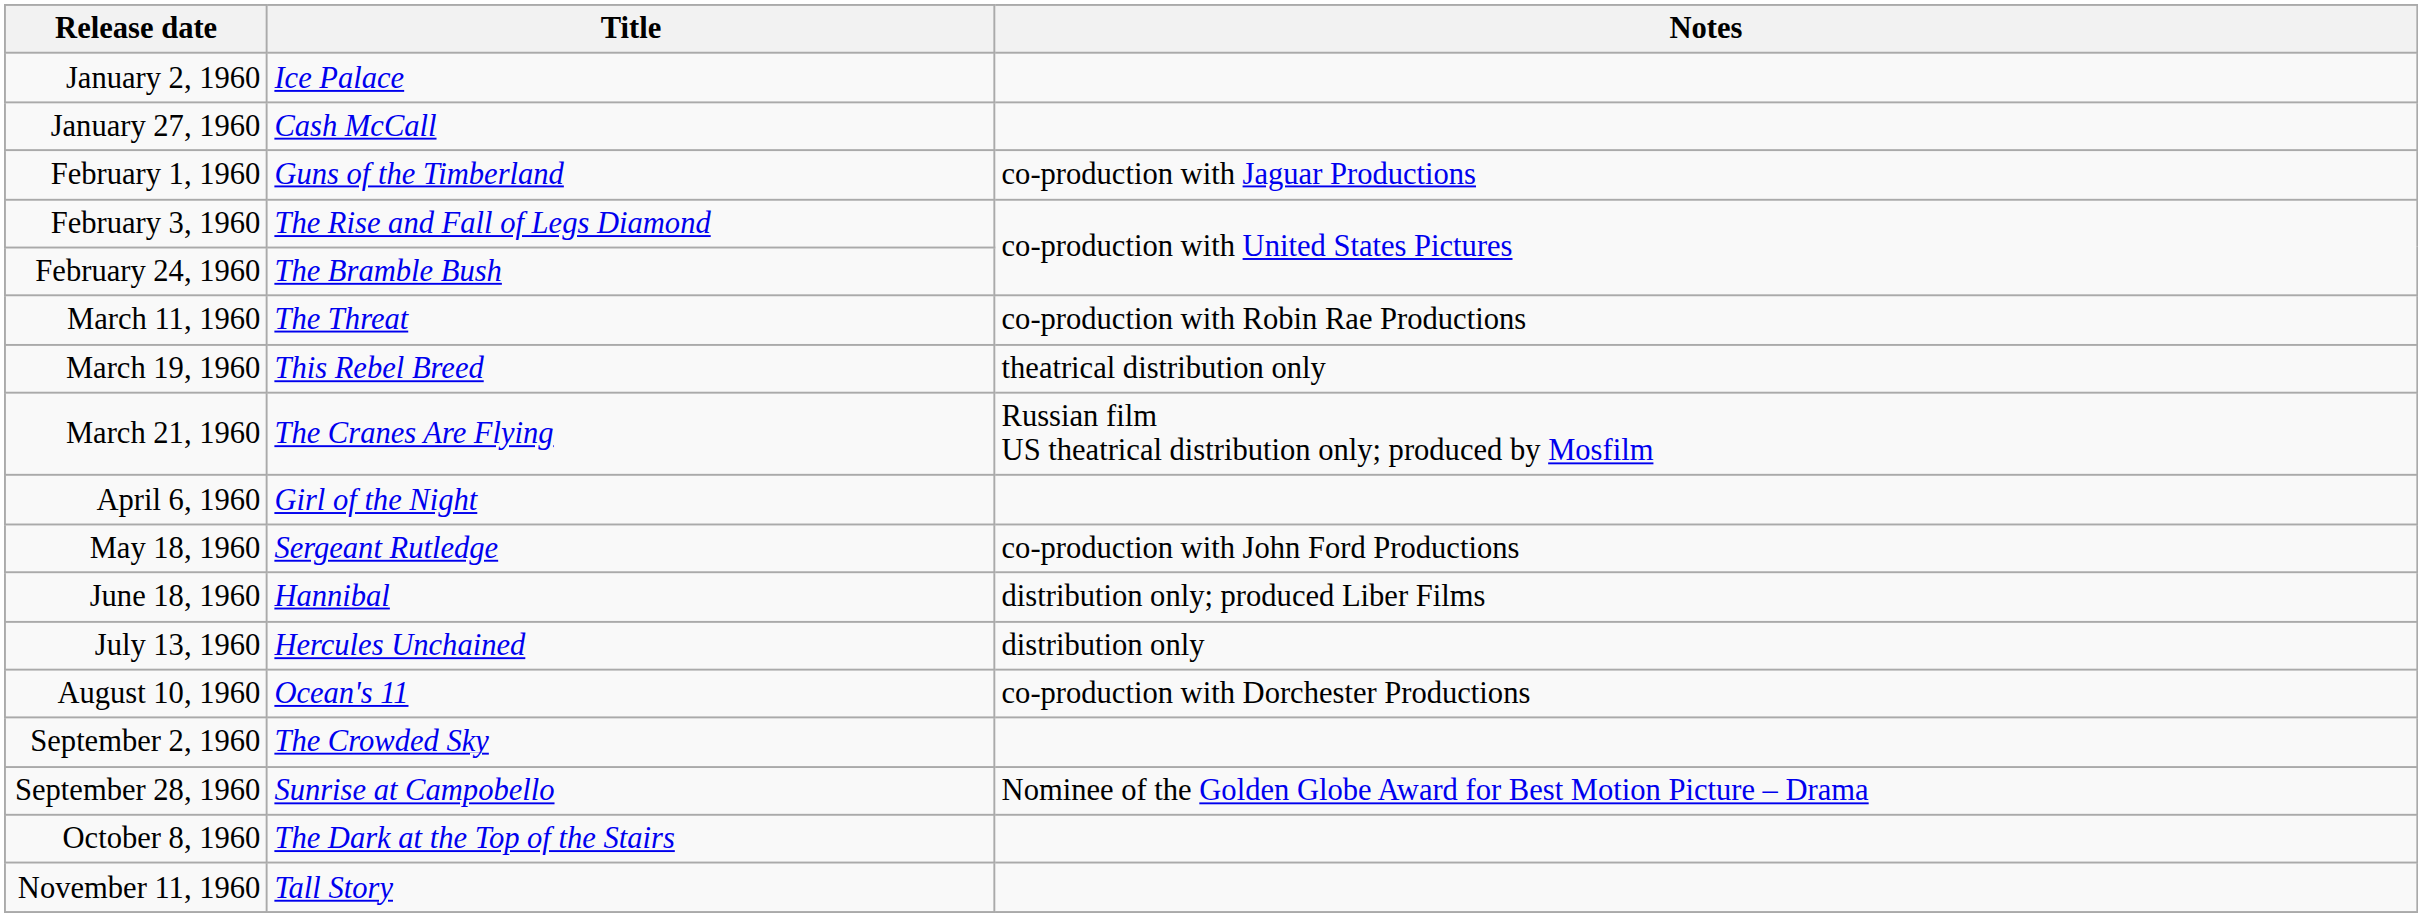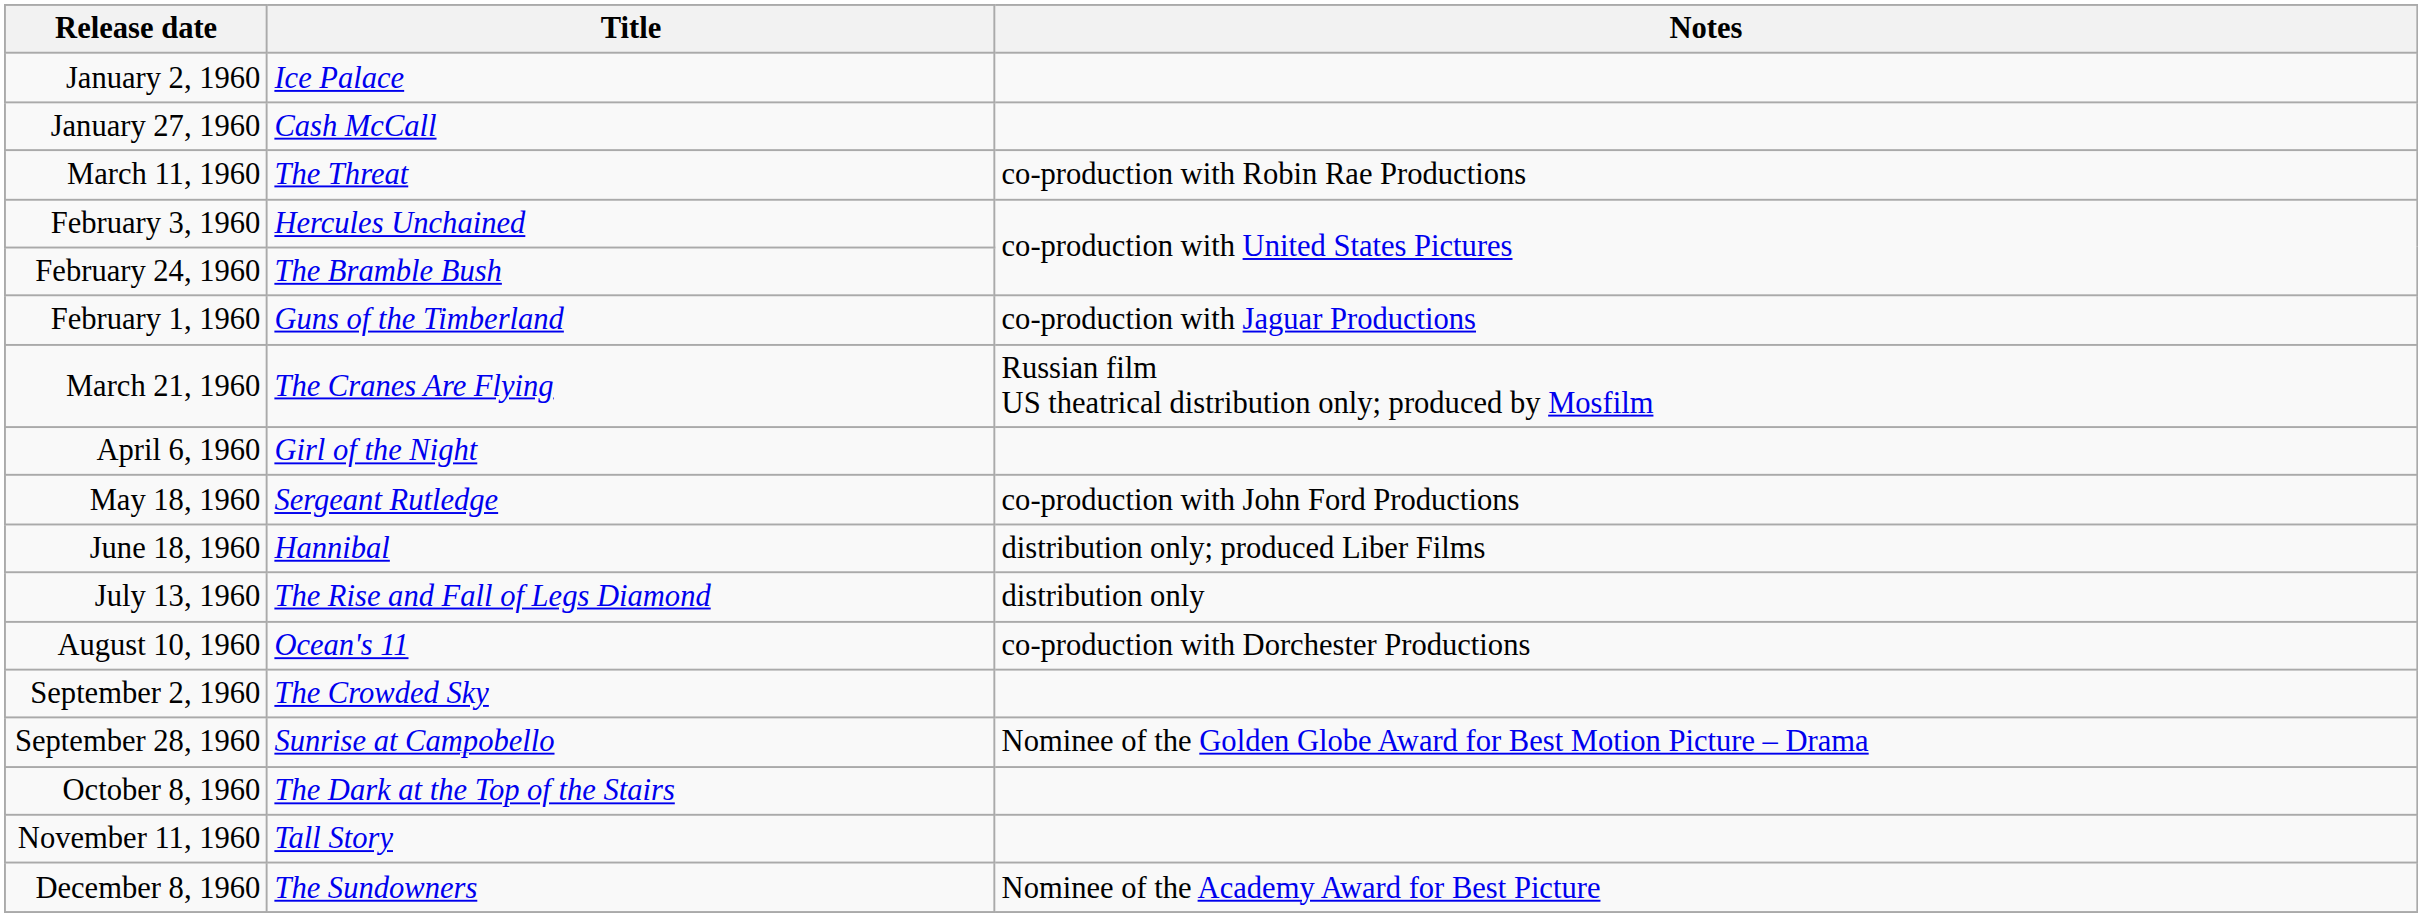rows swapped: (155, 174) <-> (164, 319)
(493, 222) The Rise and Fall of Legs Diamond -> (400, 222) Hercules Unchained
- row: (163, 367)
(400, 644) Hercules Unchained -> (493, 596) The Rise and Fall of Legs Diamond
+ row: (148, 887)
